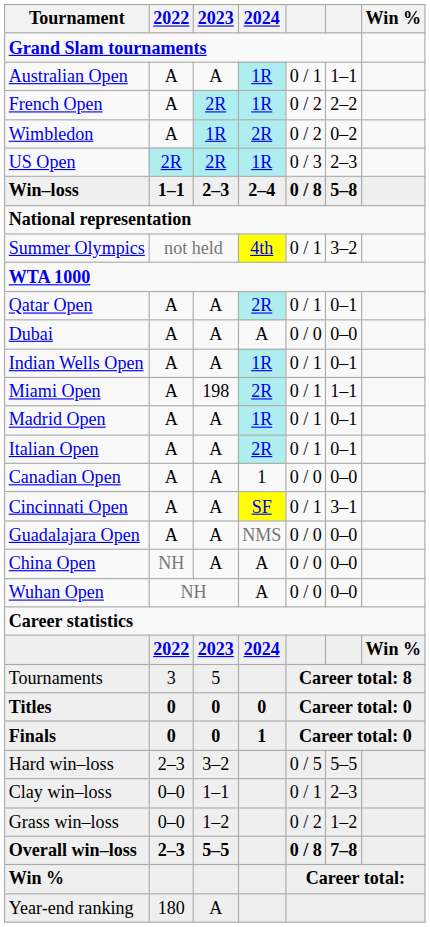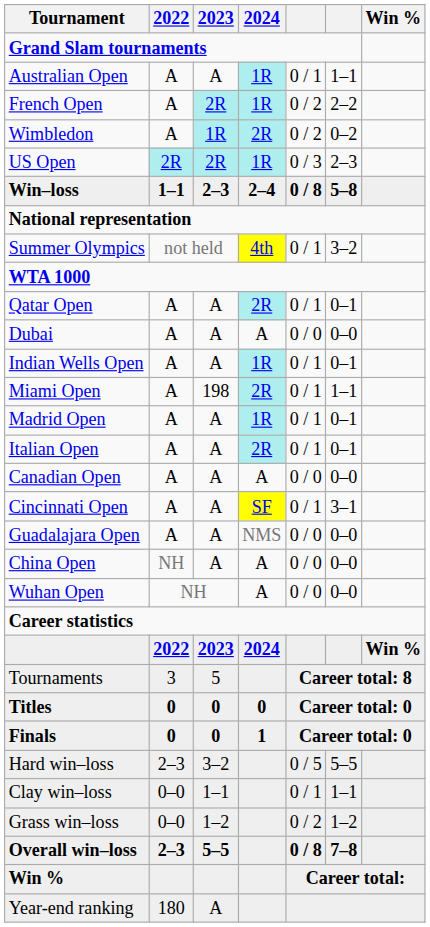(262, 477) 1 -> (262, 477) A
(344, 793) 2–3 -> (344, 793) 1–1
